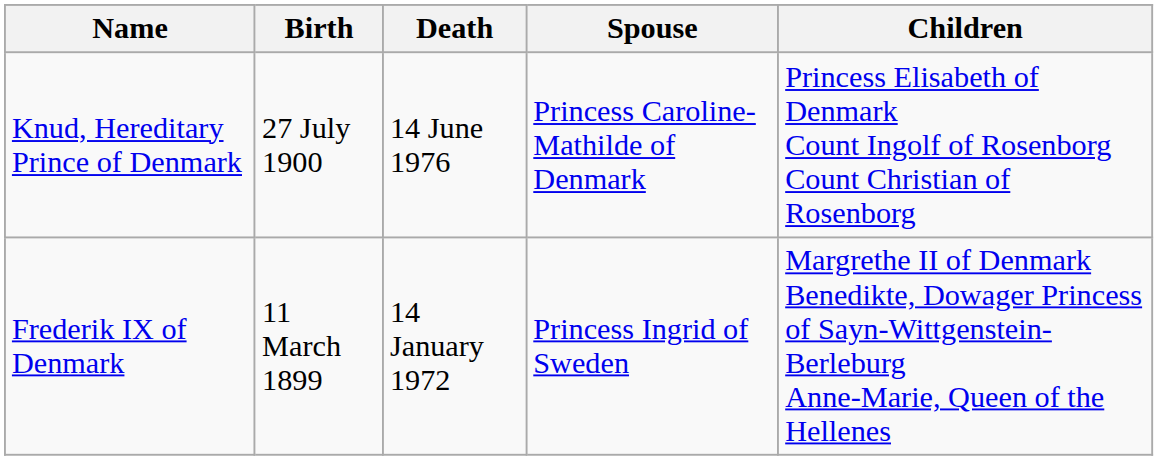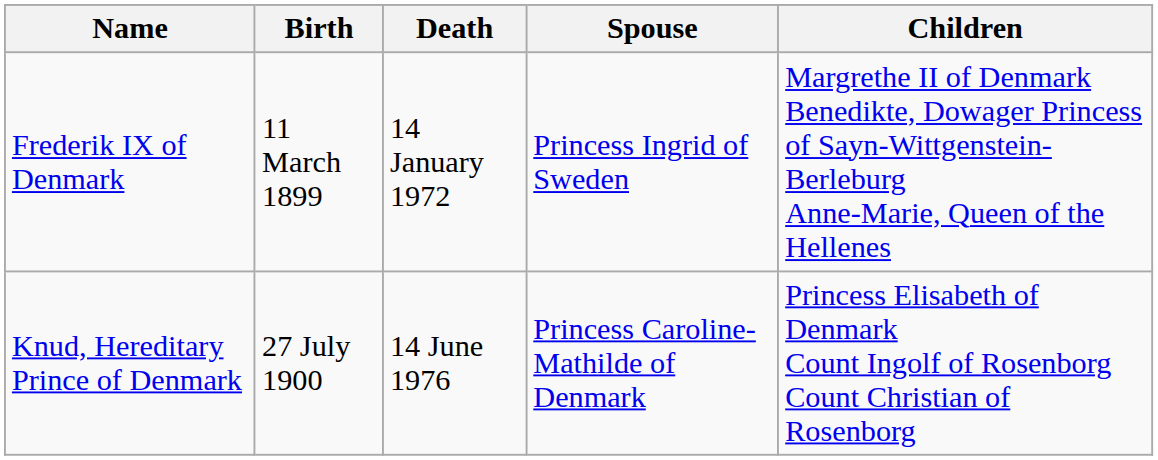rows swapped: (99, 345) <-> (127, 144)
